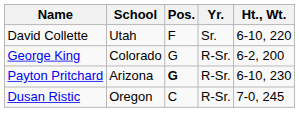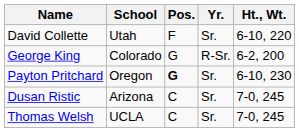(131, 76) Arizona -> (131, 76) Oregon
(216, 76) R-Sr. -> (209, 76) Sr.
(131, 96) Oregon -> (131, 96) Arizona
(216, 96) R-Sr. -> (209, 96) Sr.
+ row: (50, 117)
